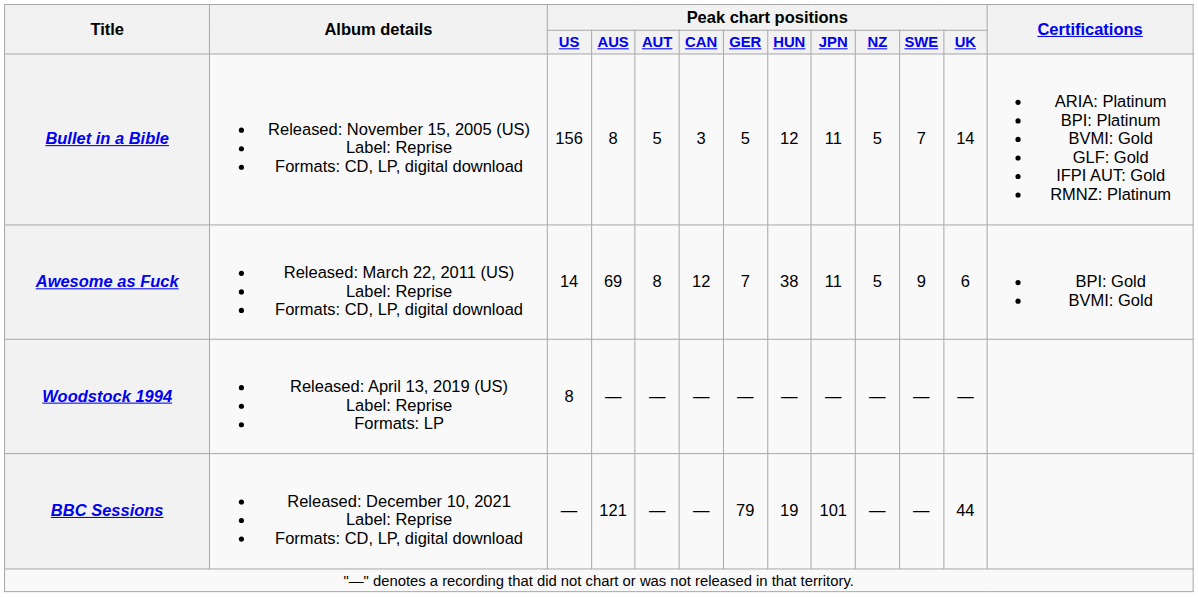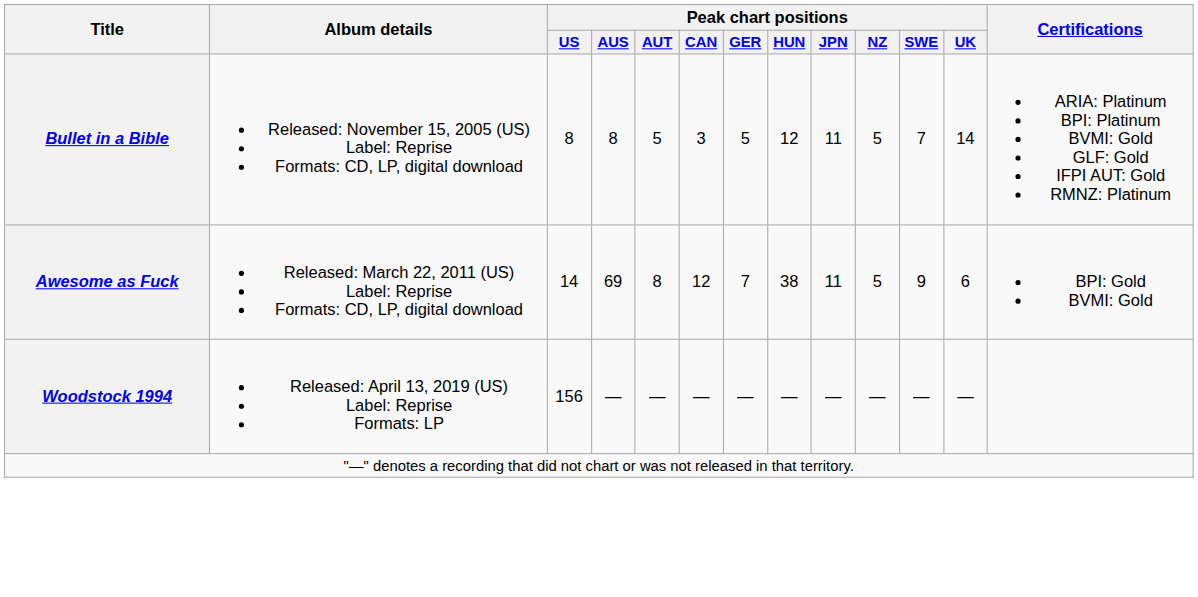(569, 139) 156 -> (569, 139) 8
(569, 396) 8 -> (569, 396) 156
- row: (107, 511)
